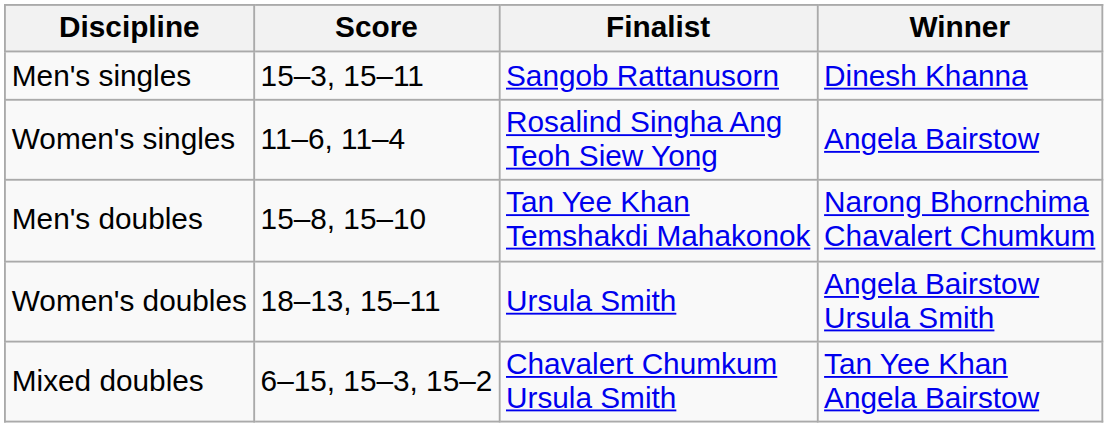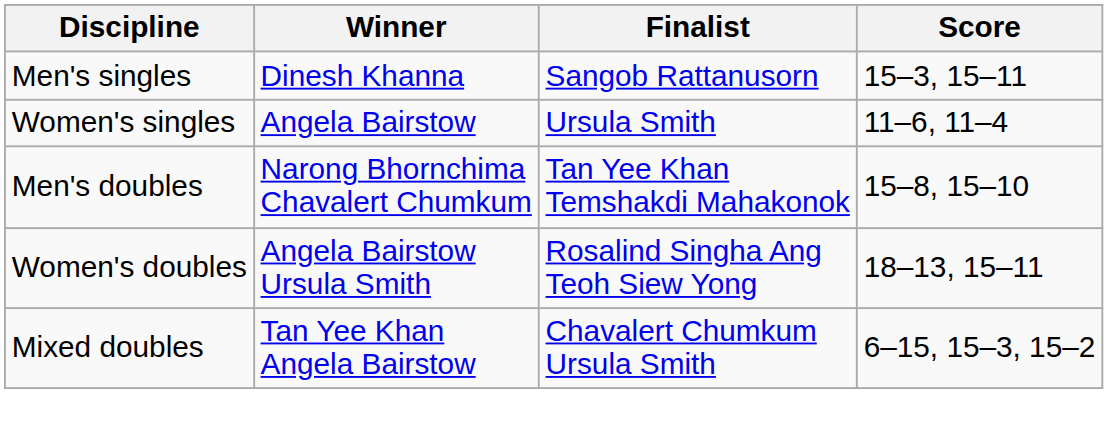columns swapped: (960, 28) <-> (376, 28)
(644, 139) Rosalind Singha Ang Teoh Siew Yong -> (631, 122) Ursula Smith
(591, 300) Ursula Smith -> (684, 267) Rosalind Singha Ang Teoh Siew Yong
